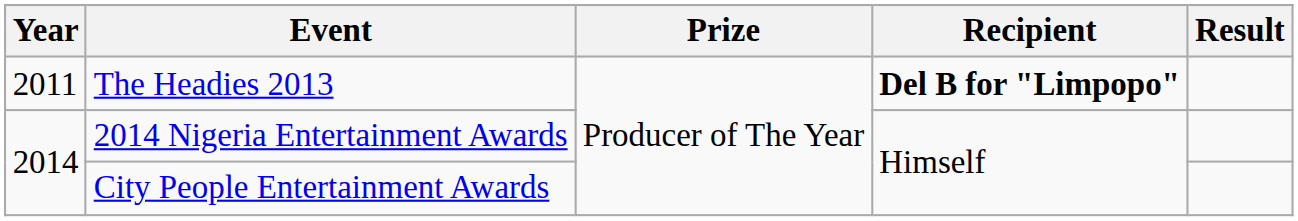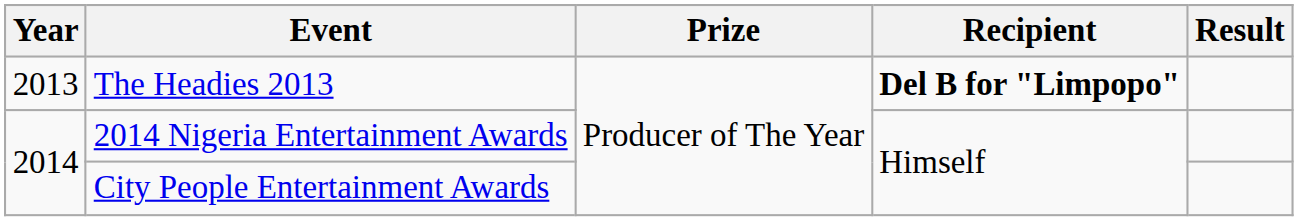(45, 82) 2011 -> (46, 82) 2013
